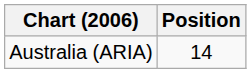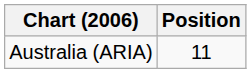(201, 52) 14 -> (201, 52) 11
